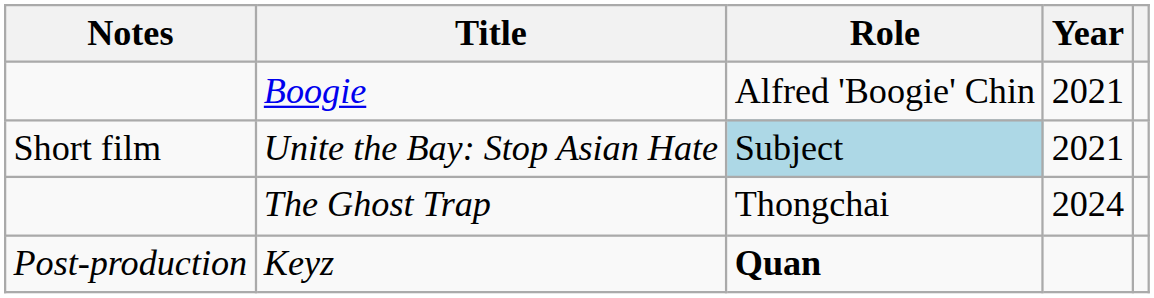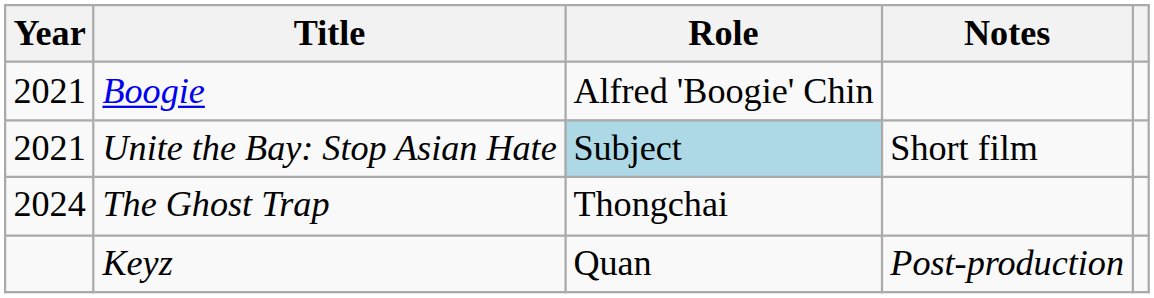columns swapped: (1088, 33) <-> (130, 33)
(778, 262) bold -> (613, 262) normal
